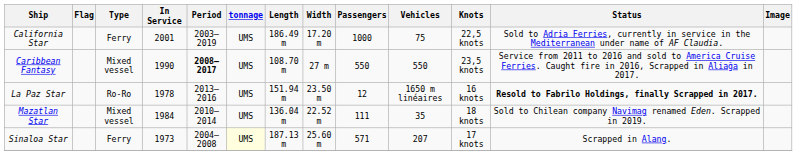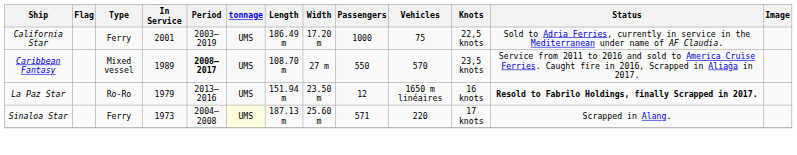(164, 66) 1990 -> (164, 66) 1989
(420, 66) 550 -> (420, 66) 570
(164, 94) 1978 -> (164, 94) 1979
- row: (38, 116)
(420, 139) 207 -> (420, 116) 220
